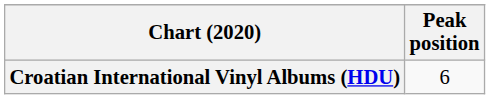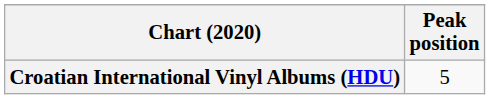(445, 76) 6 -> (445, 76) 5
